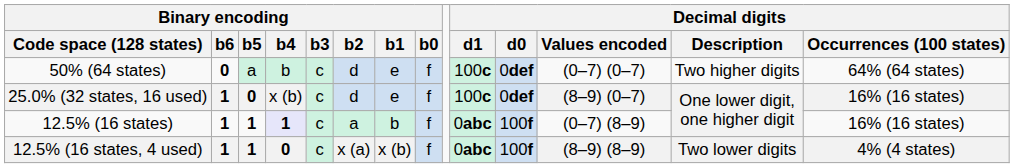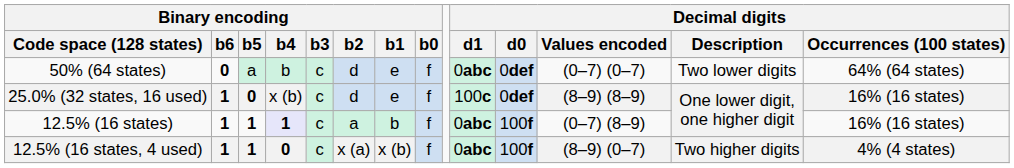(473, 70) 100c -> (473, 70) 0abc
(737, 70) Two higher digits -> (737, 70) Two lower digits
(604, 96) (8–9) (0–7) -> (604, 96) (8–9) (8–9)
(604, 149) (8–9) (8–9) -> (604, 149) (8–9) (0–7)
(737, 149) Two lower digits -> (737, 149) Two higher digits
